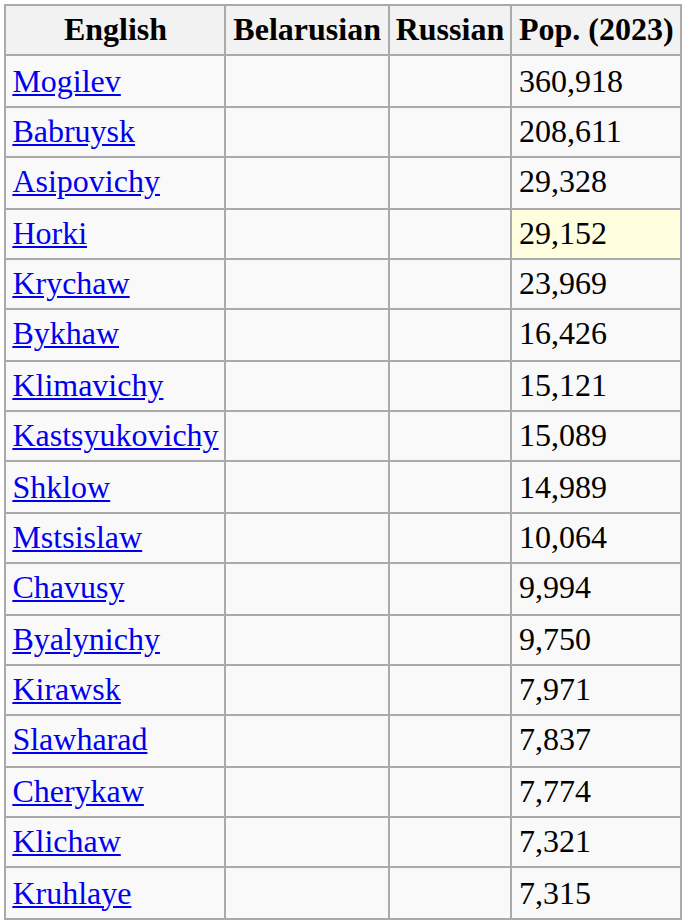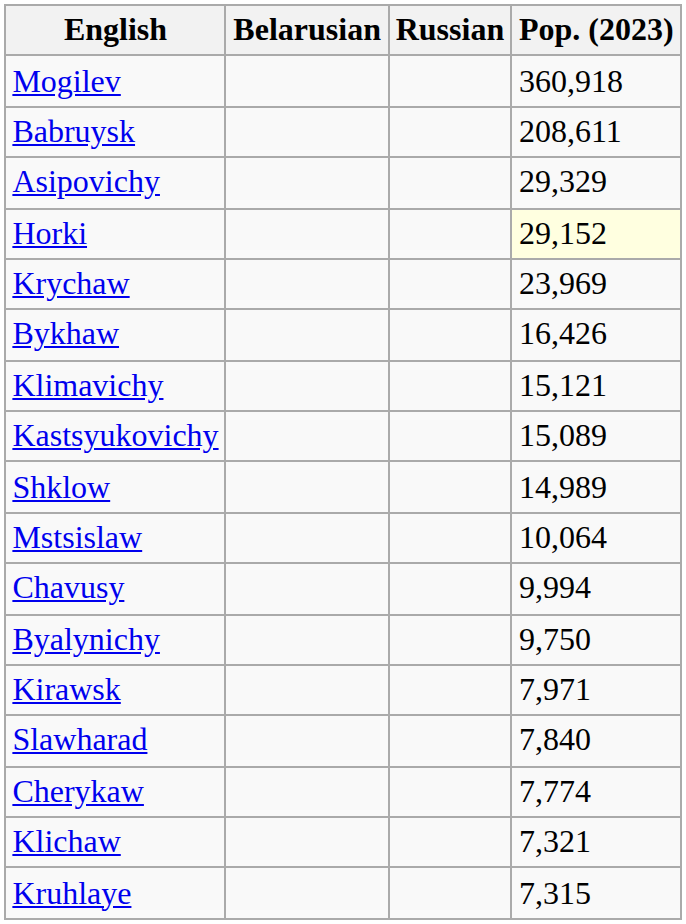(563, 182) 29,328 -> (563, 182) 29,329
(555, 740) 7,837 -> (555, 740) 7,840
